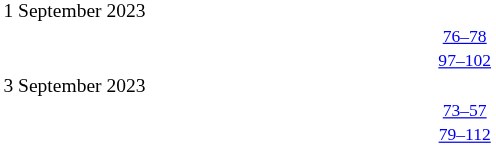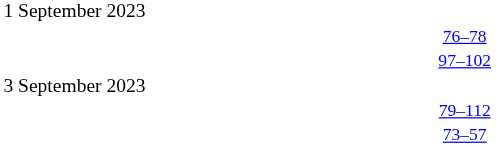rows swapped: (194, 111) <-> (194, 135)
